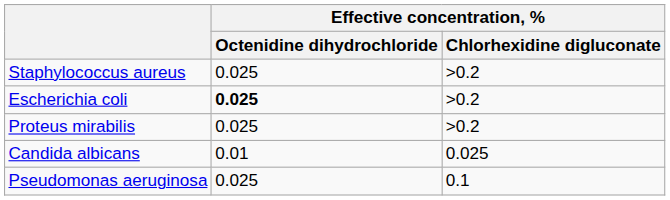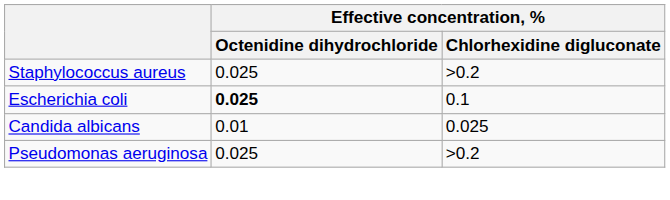(463, 99) >0.2 -> (458, 99) 0.1
- row: (72, 126)
(458, 180) 0.1 -> (463, 153) >0.2
